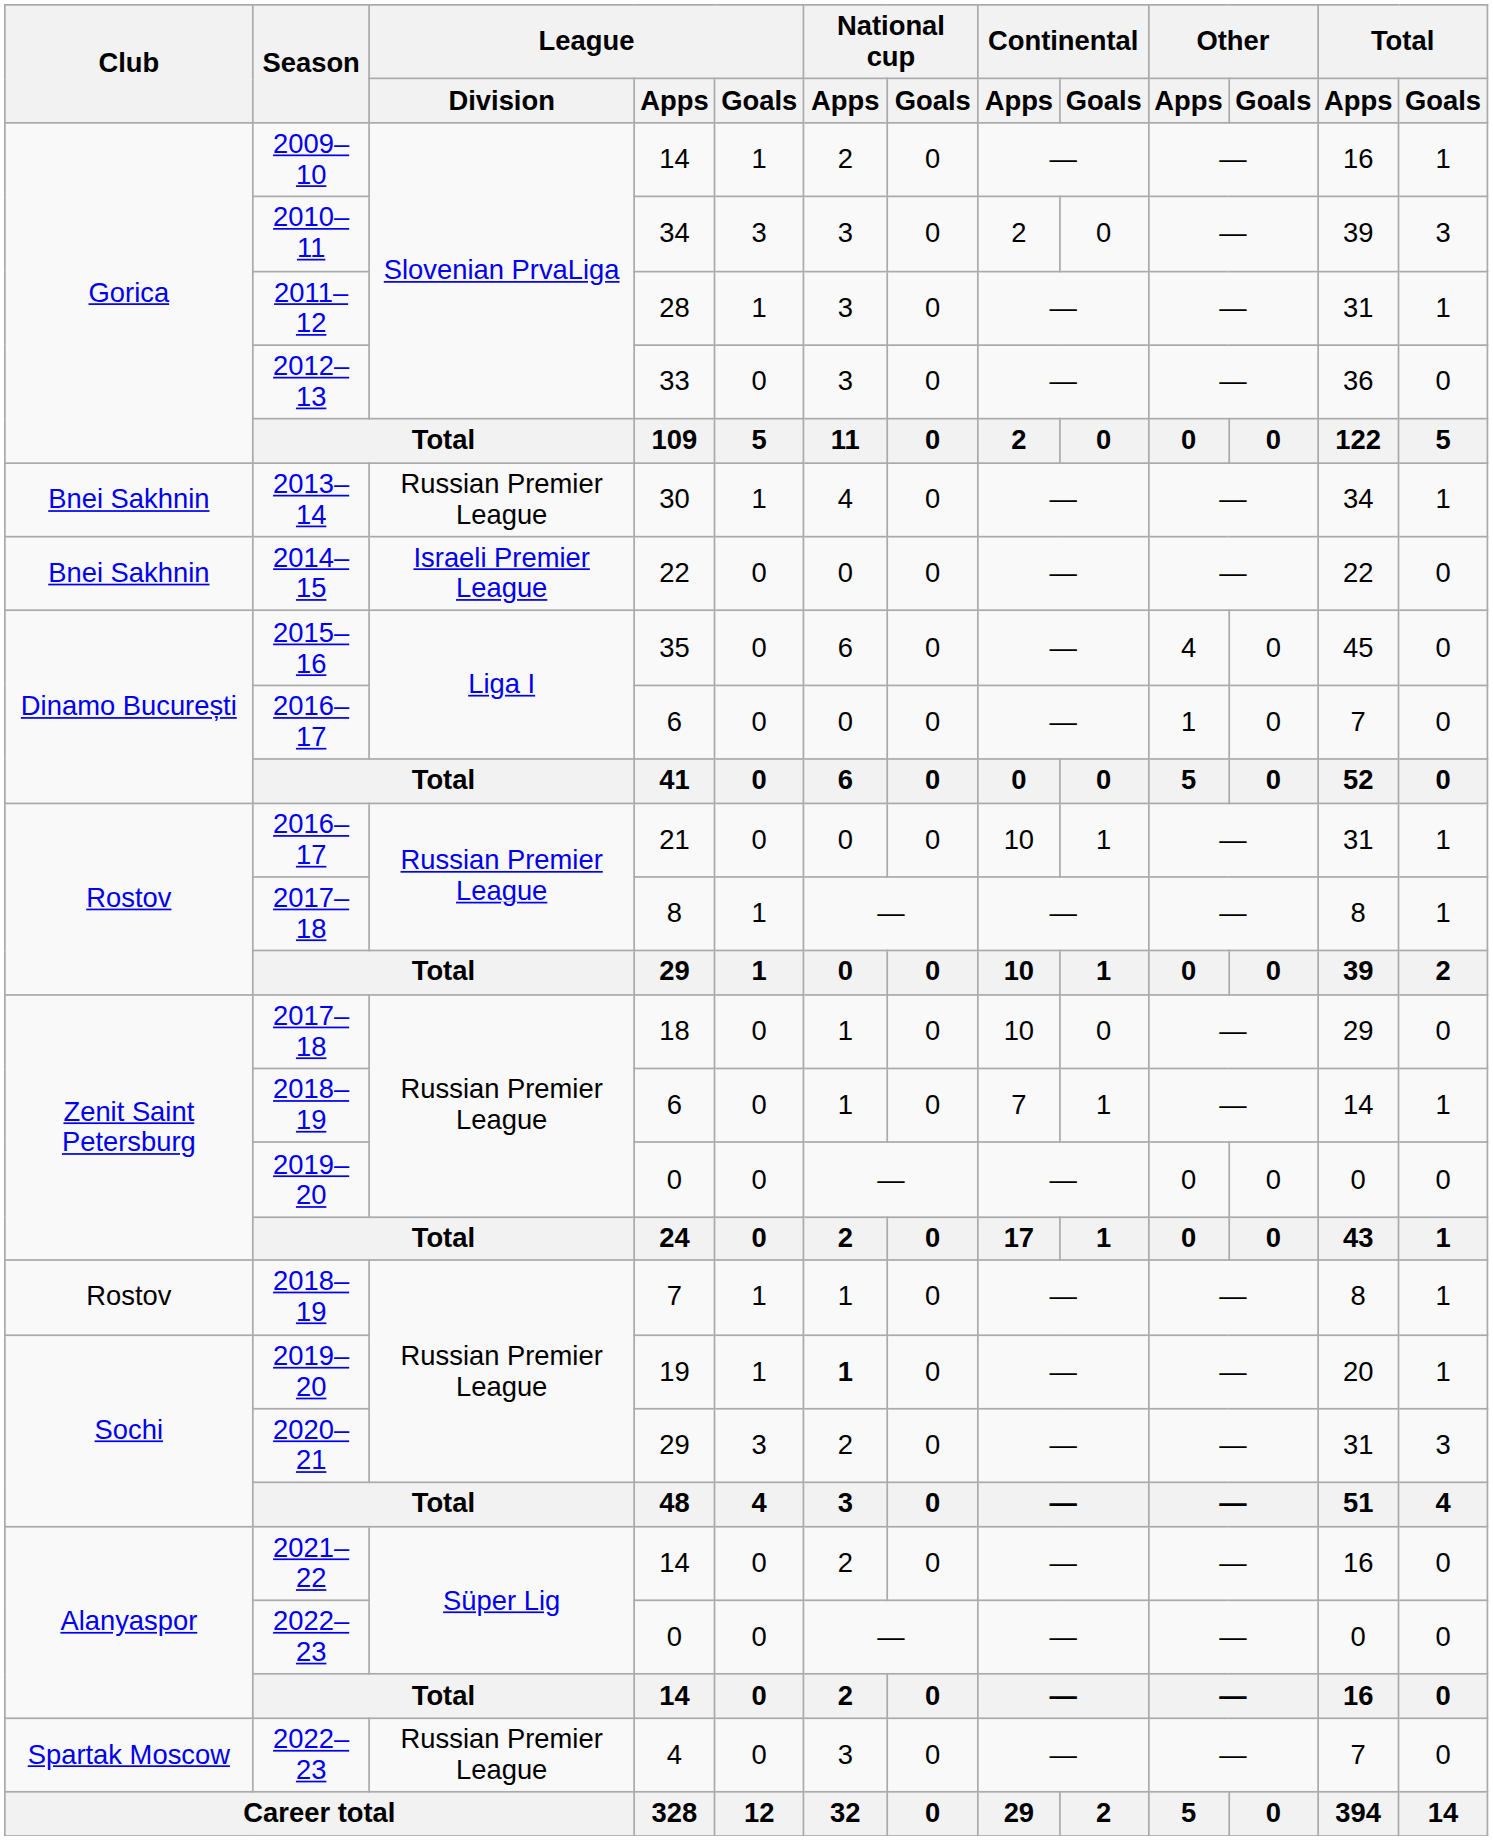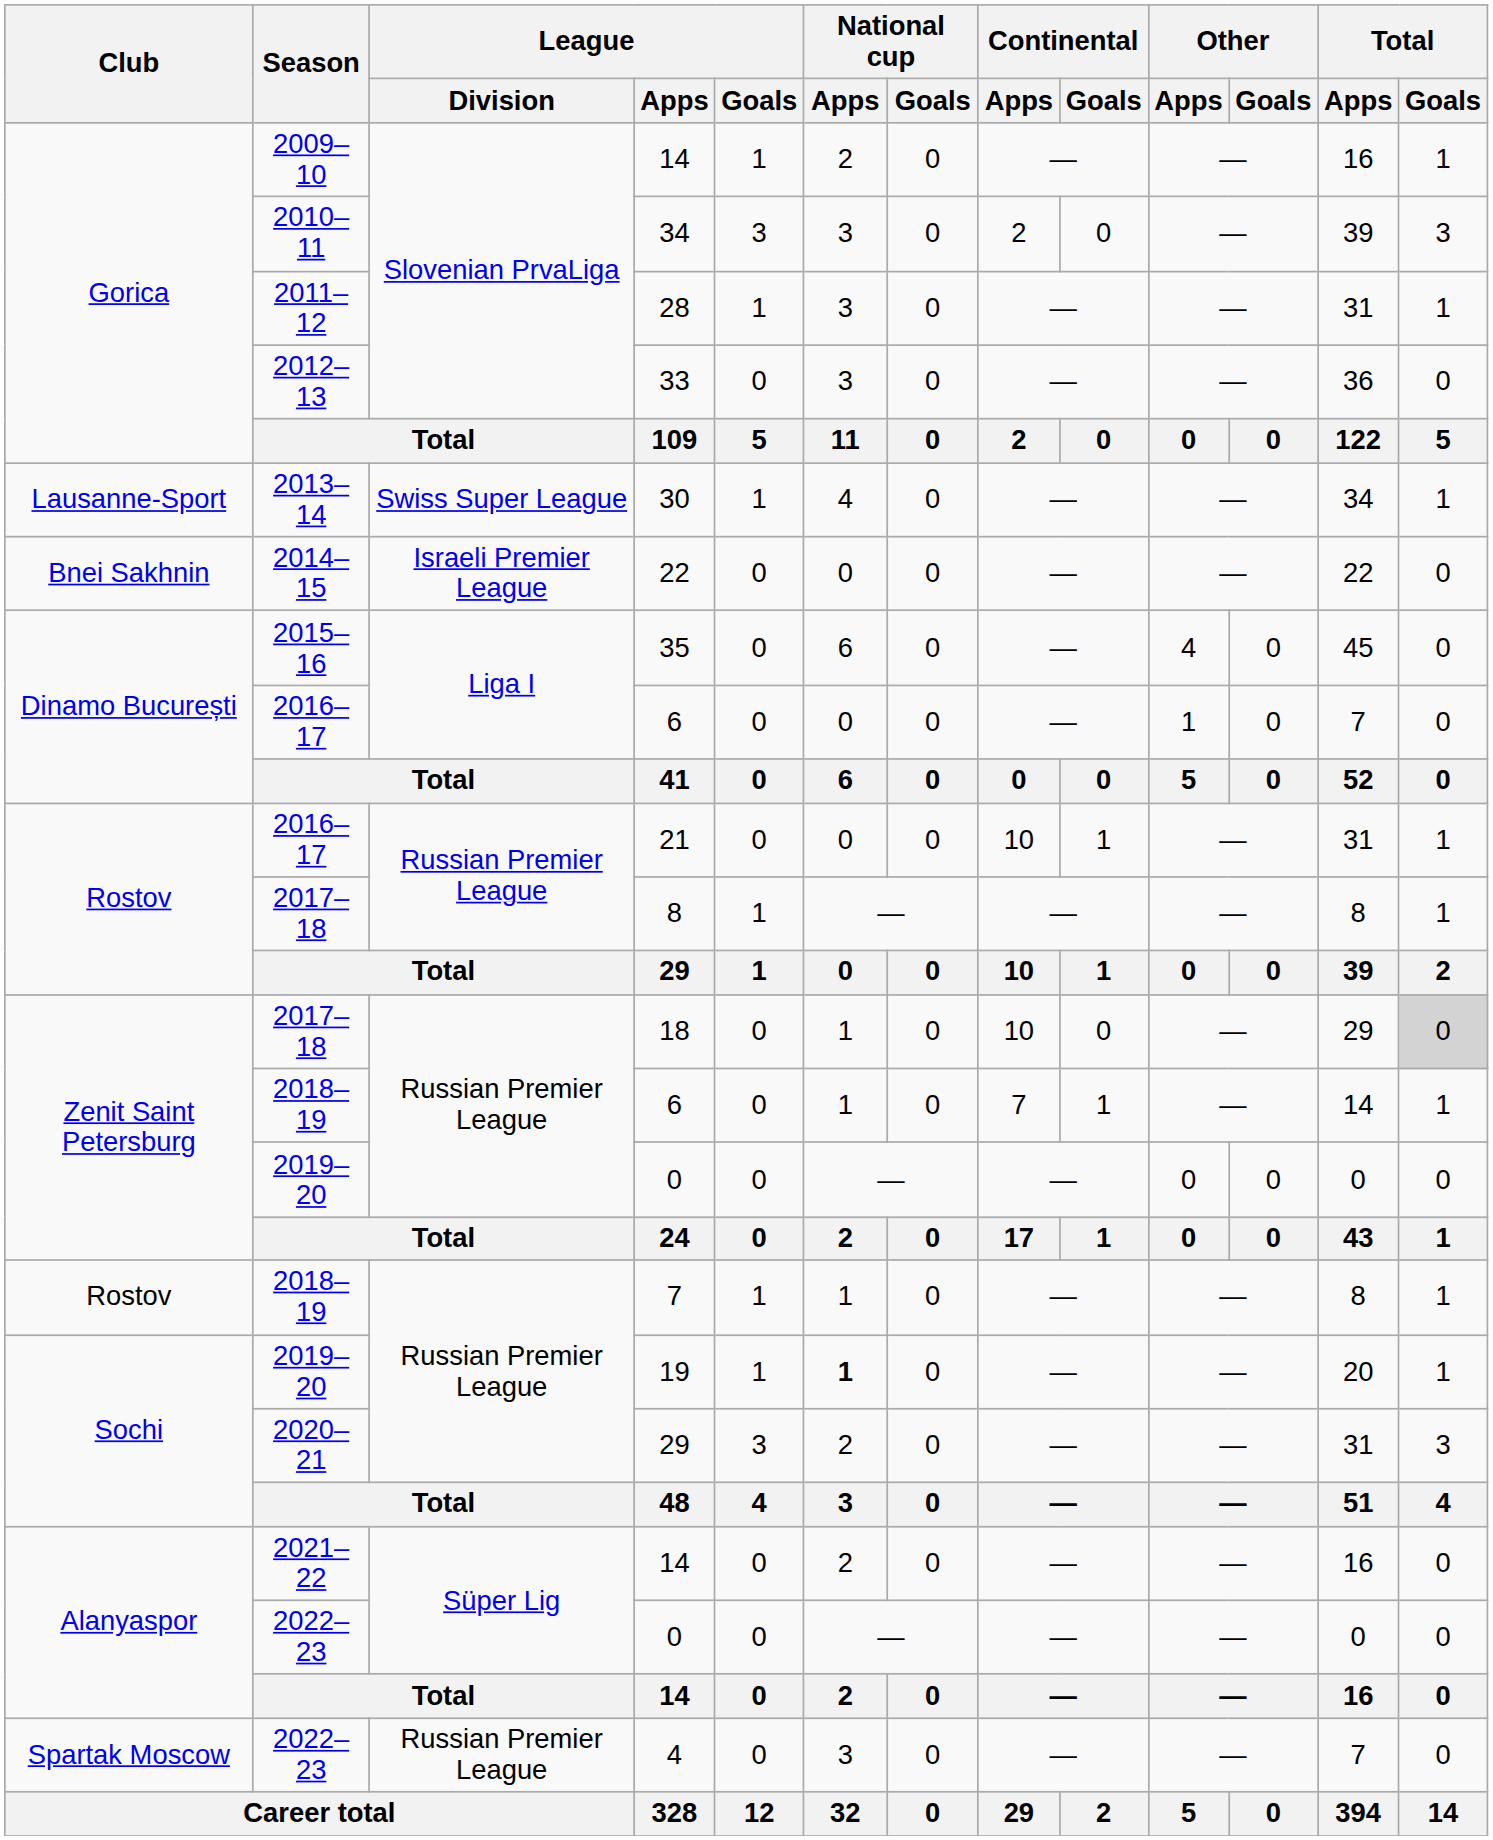(129, 499) Bnei Sakhnin -> (129, 499) Lausanne-Sport
(502, 499) Russian Premier League -> (502, 499) Swiss Super League
(1443, 1031) no background -> (1443, 1031) lightgrey background
